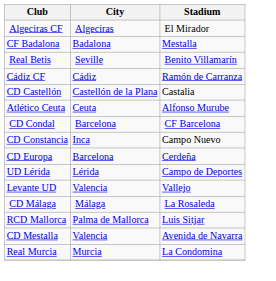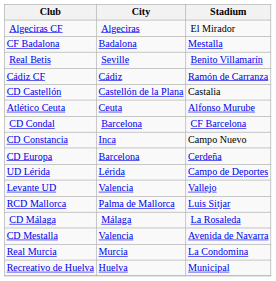rows swapped: (31, 204) <-> (36, 220)
+ row: (50, 268)
